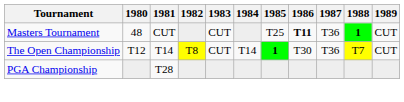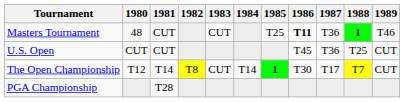(386, 32) CUT -> (386, 32) T46
+ row: (31, 51)
(330, 51) T36 -> (330, 69) T17
